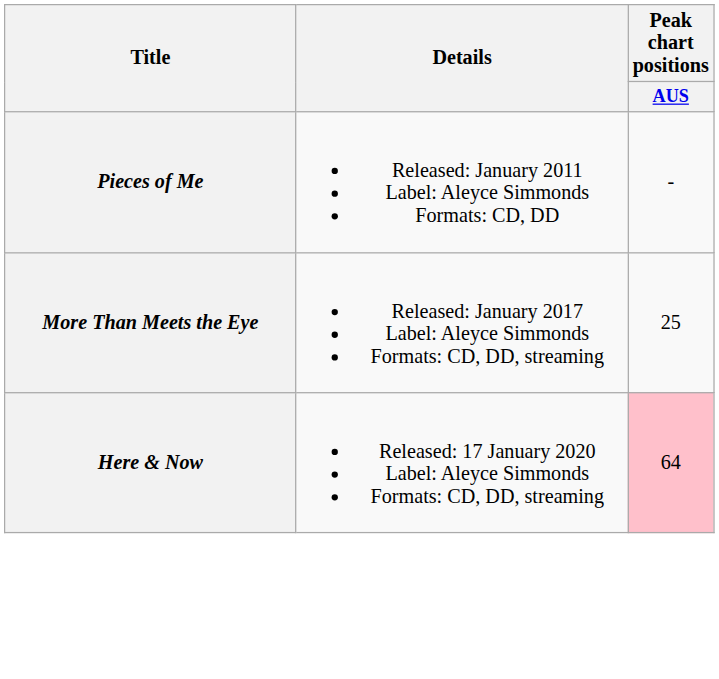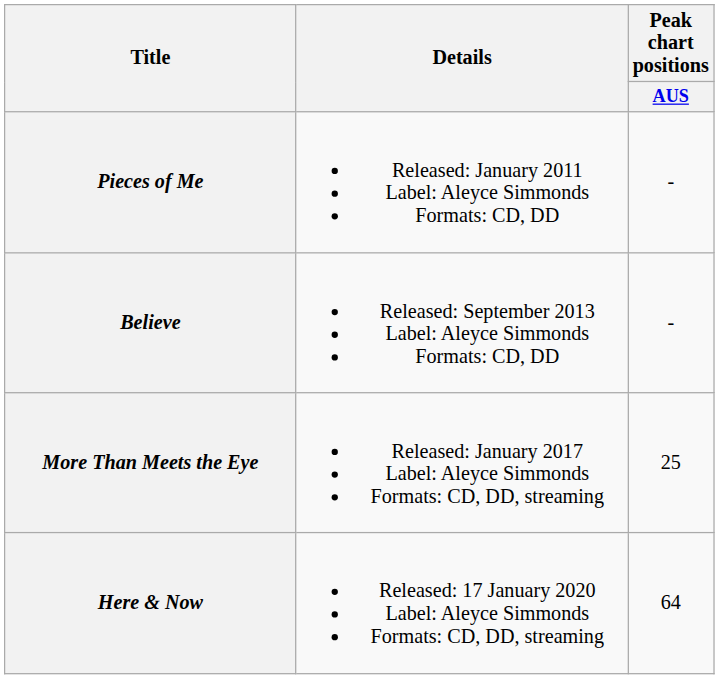+ row: (150, 322)
(671, 462) pink background -> (671, 602) no background
